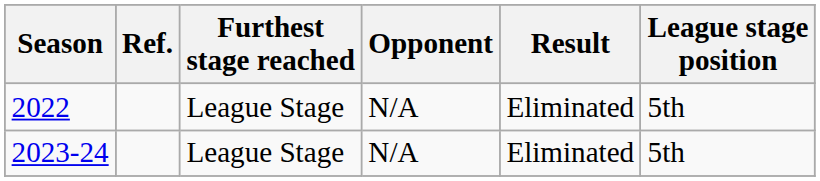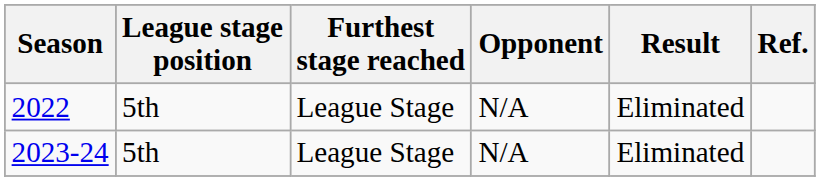columns swapped: (728, 43) <-> (148, 43)
